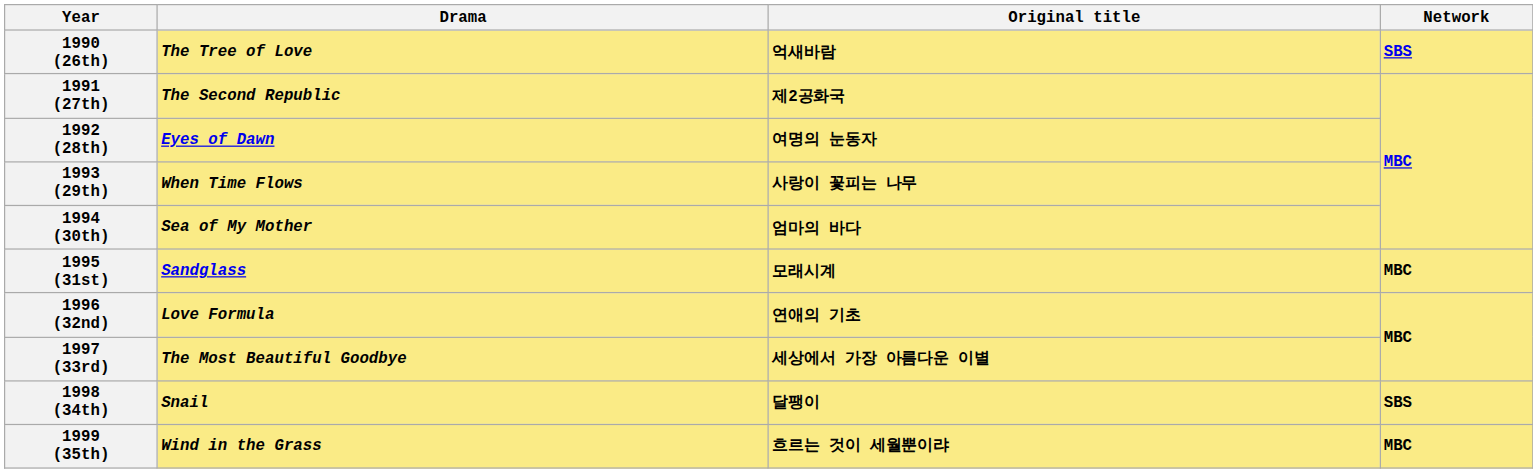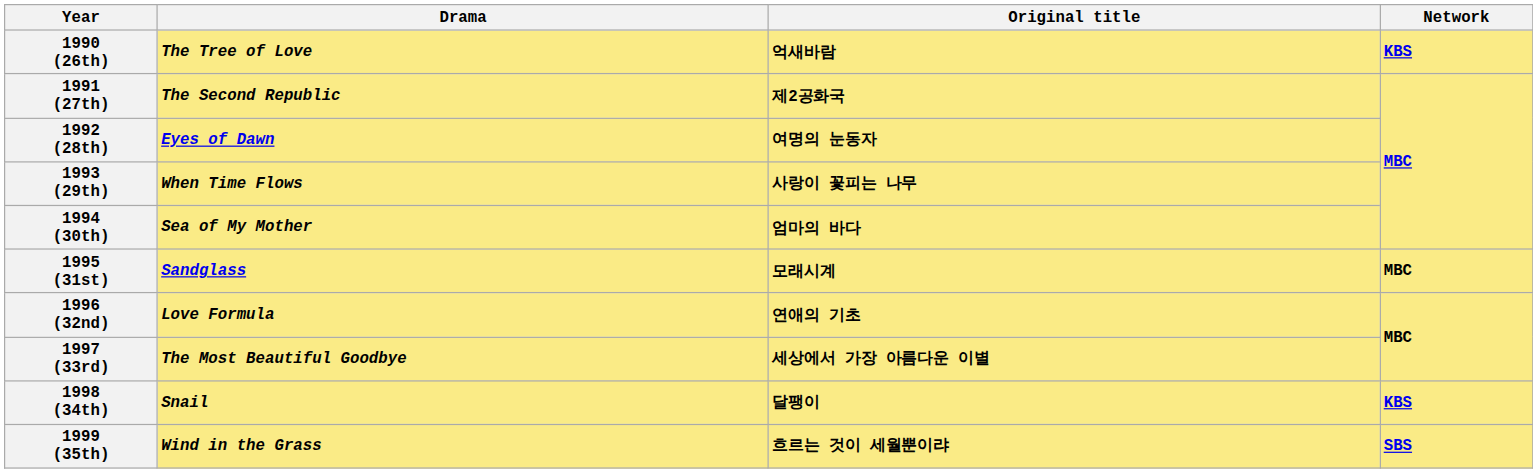(1398, 52) SBS -> (1398, 52) KBS
(1398, 402) SBS -> (1398, 402) KBS
(1398, 446) MBC -> (1398, 446) SBS
